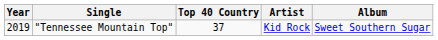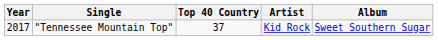(18, 28) 2019 -> (18, 28) 2017
